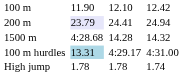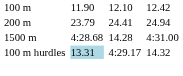(83, 22) lavender background -> (83, 22) no background
(158, 37) 14.32 -> (163, 37) 4:31.00
(163, 52) 4:31.00 -> (158, 52) 14.32
- row: (27, 67)
